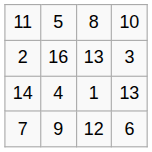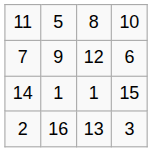rows swapped: (23, 57) <-> (23, 128)
(58, 93) 4 -> (58, 93) 1
(129, 93) 13 -> (129, 93) 15
